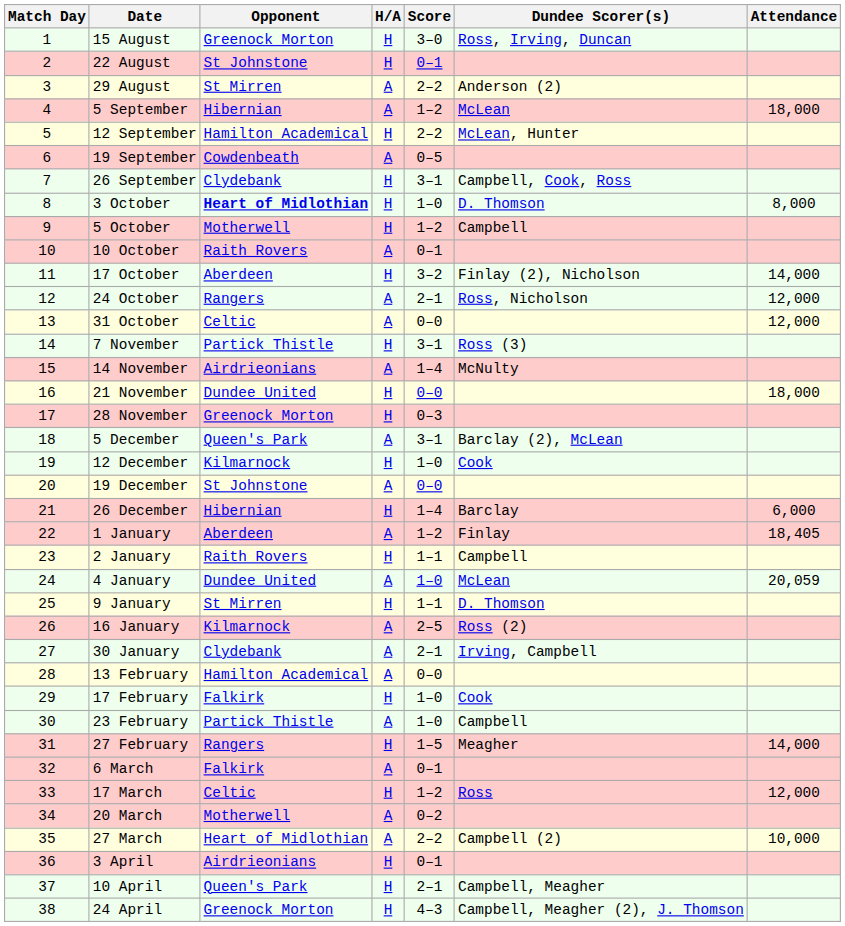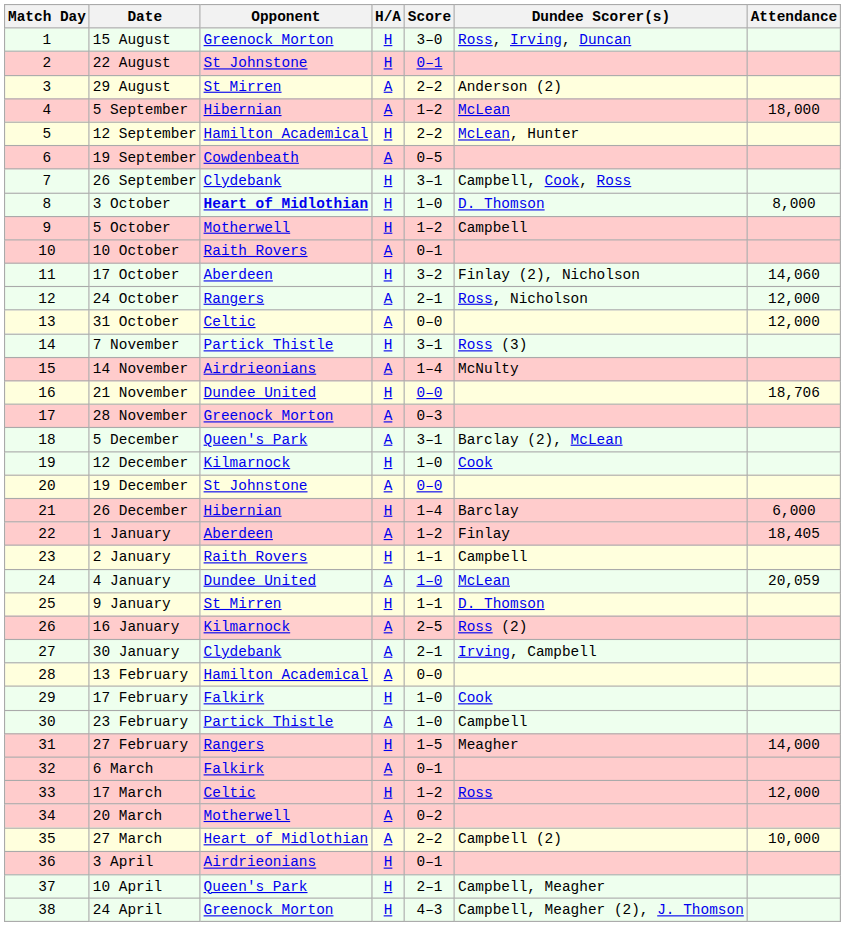(794, 275) 14,000 -> (794, 275) 14,060
(794, 393) 18,000 -> (794, 393) 18,706
(388, 416) H -> (388, 416) A
